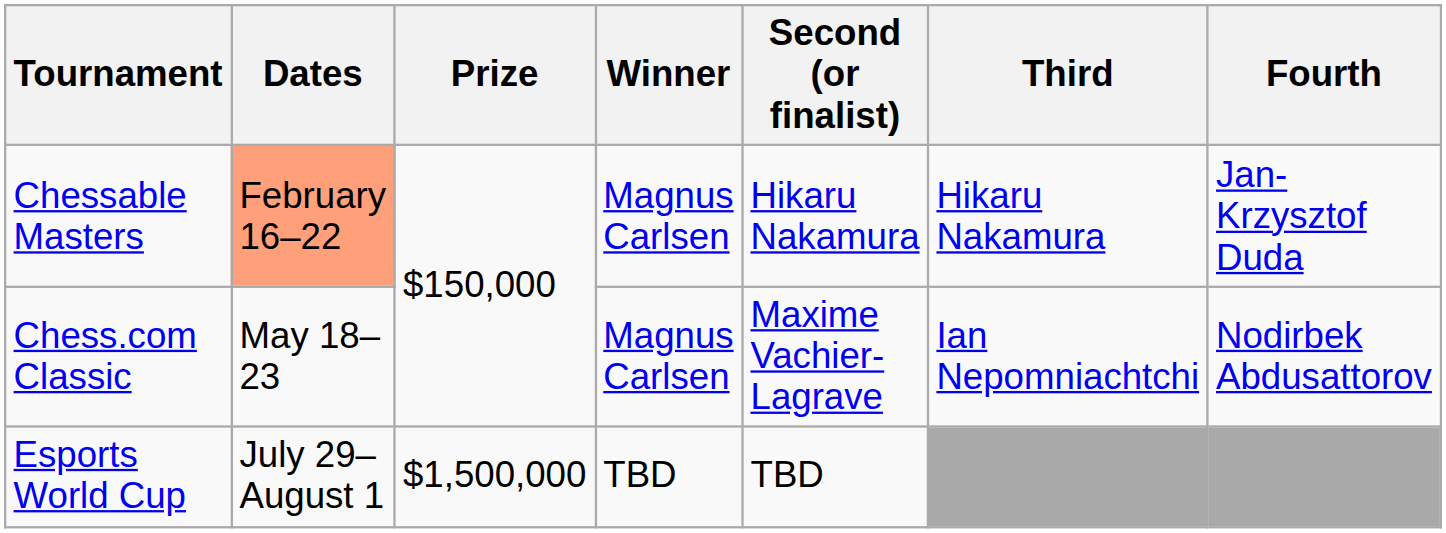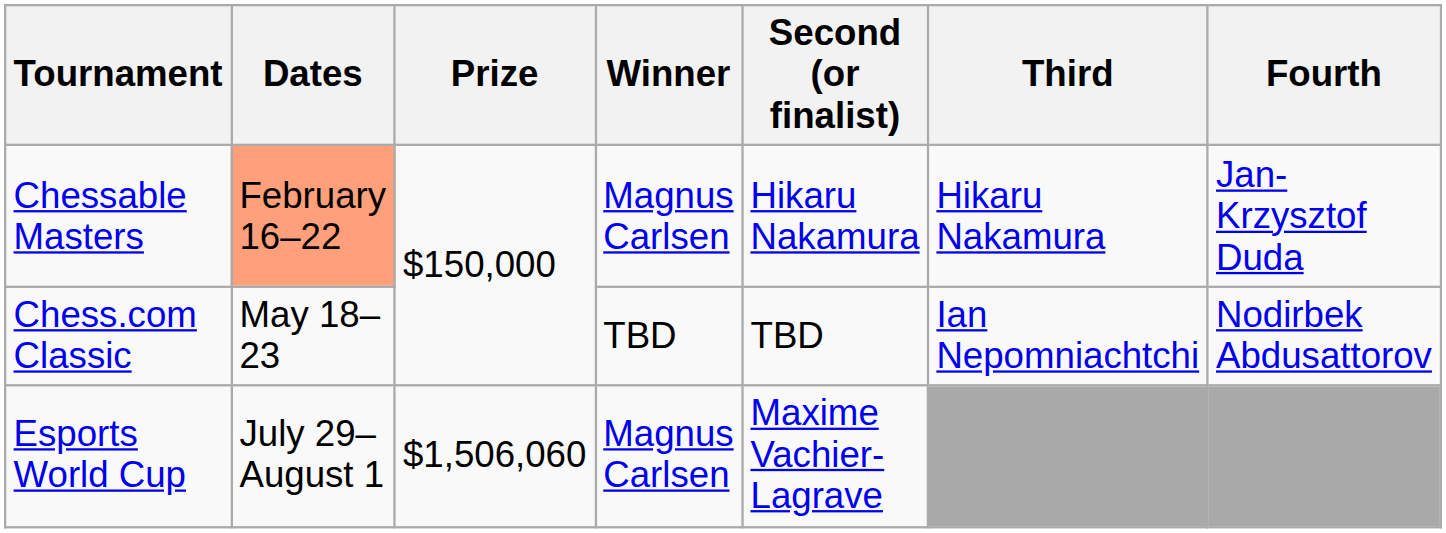(668, 355) Magnus Carlsen -> (640, 335) TBD
(817, 355) Maxime Vachier-Lagrave -> (787, 335) TBD
(495, 475) $1,500,000 -> (495, 455) $1,506,060
(640, 475) TBD -> (668, 455) Magnus Carlsen
(787, 475) TBD -> (817, 455) Maxime Vachier-Lagrave
